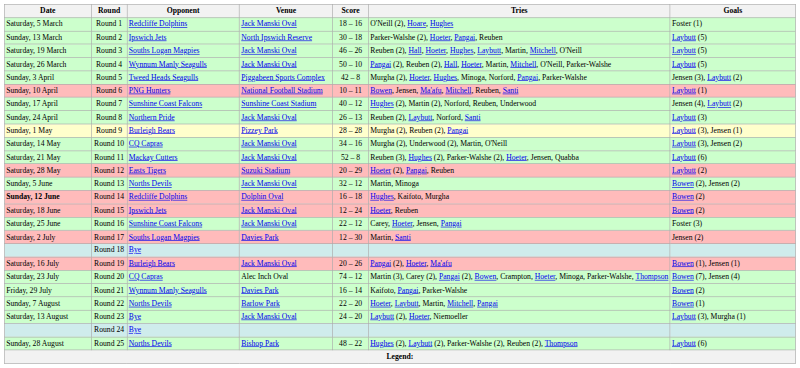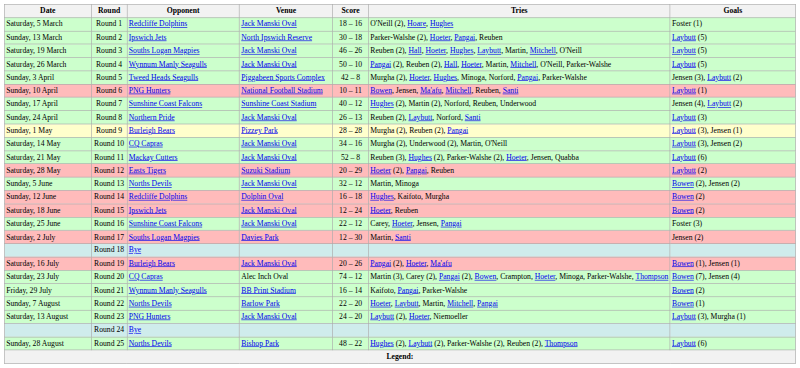(33, 197) bold -> (31, 197) normal
(260, 290) Davies Park -> (269, 290) BB Print Stadium
(135, 317) Bye -> (150, 317) PNG Hunters
